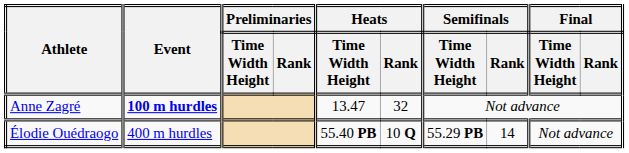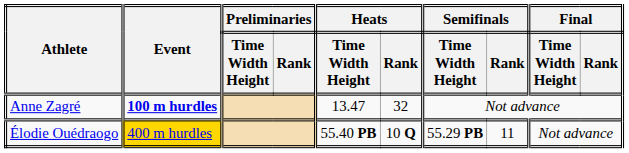(170, 133) no background -> (170, 133) gold background
(507, 133) 14 -> (507, 133) 11
